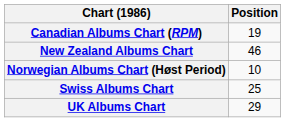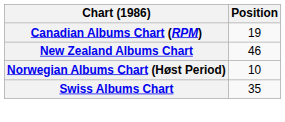(255, 88) 25 -> (255, 88) 35
- row: (116, 107)
